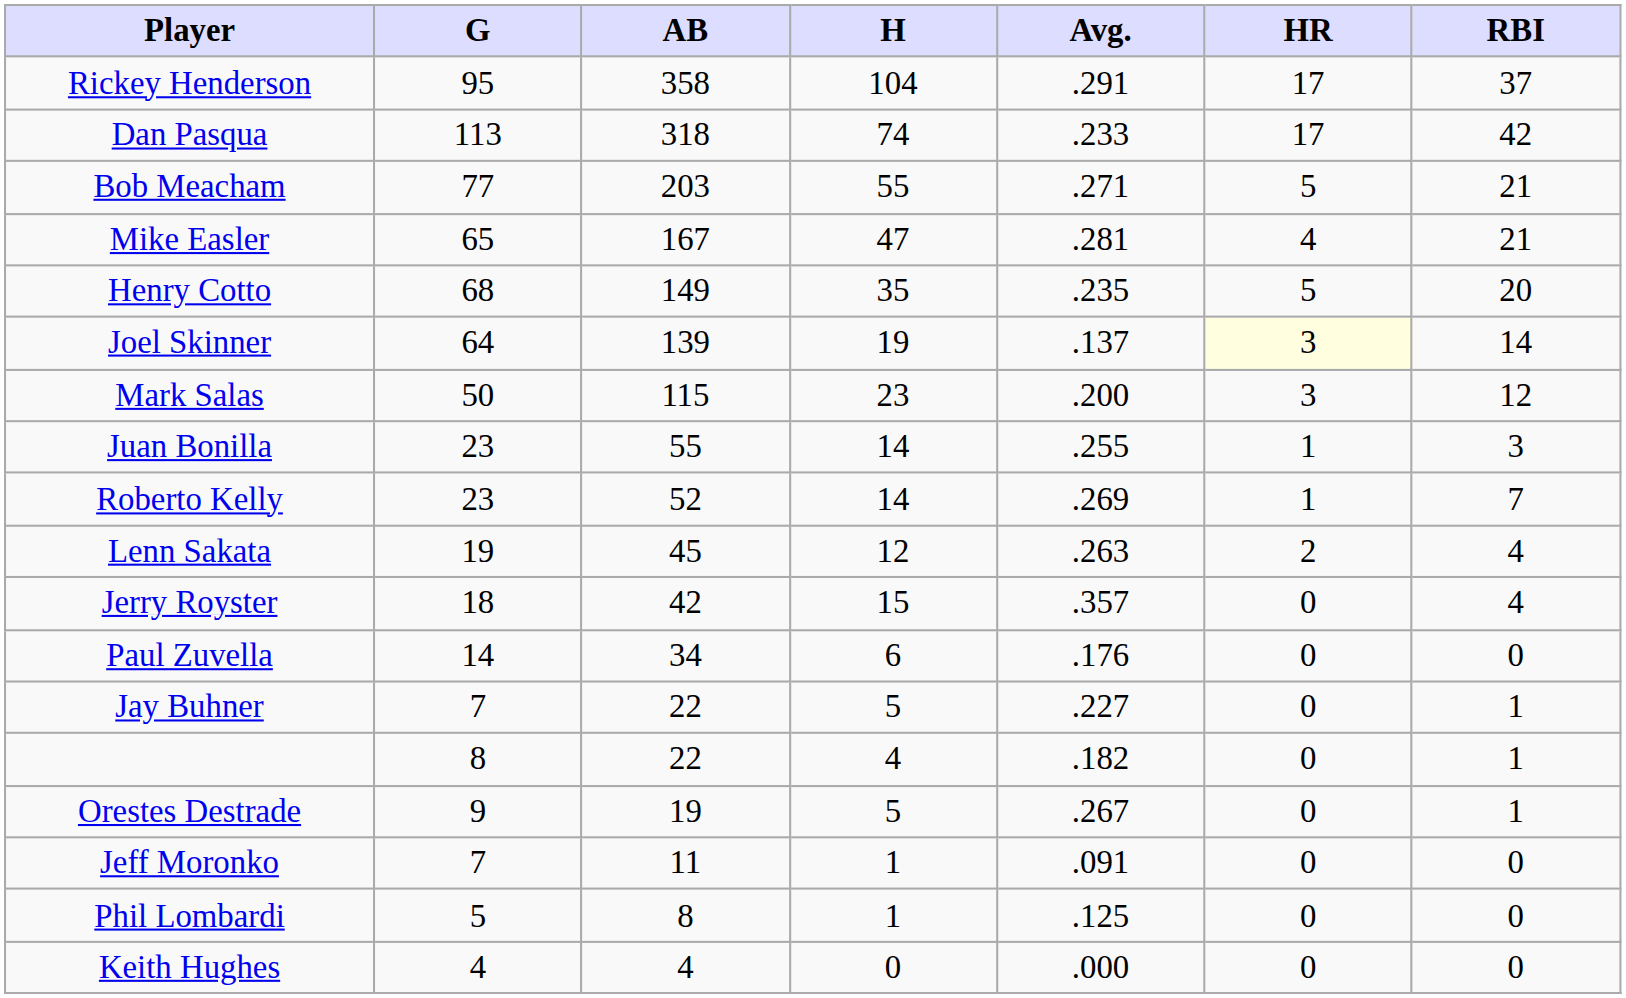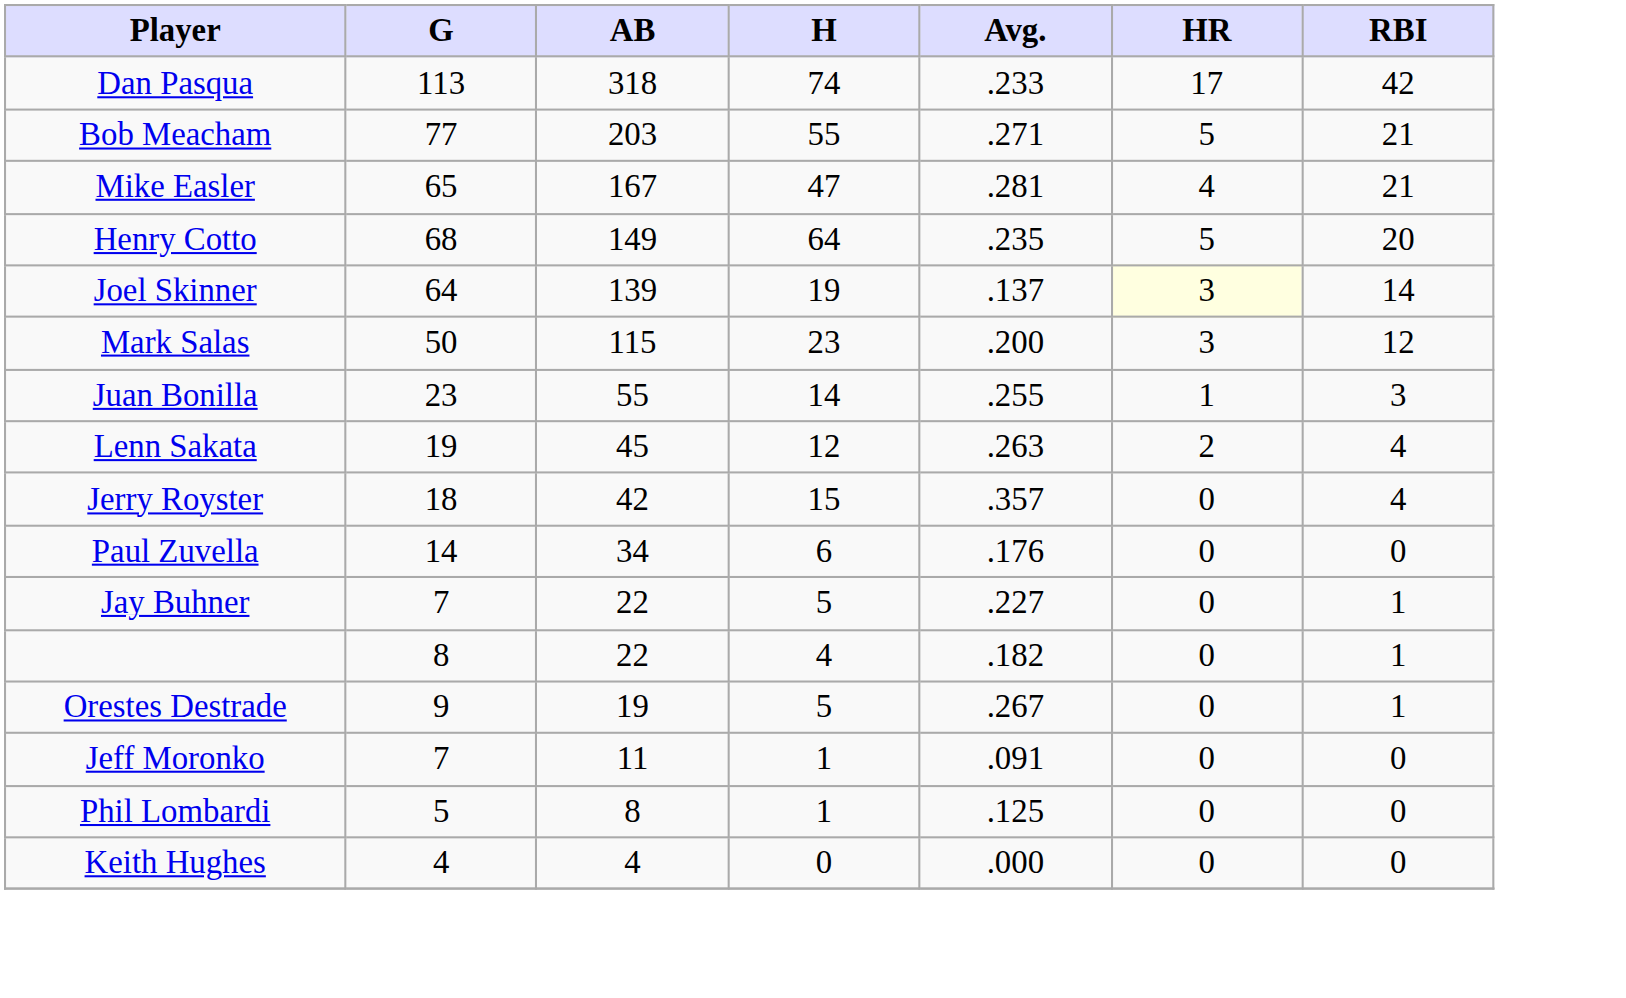- row: (190, 82)
(893, 290) 35 -> (824, 238) 64
- row: (190, 498)
